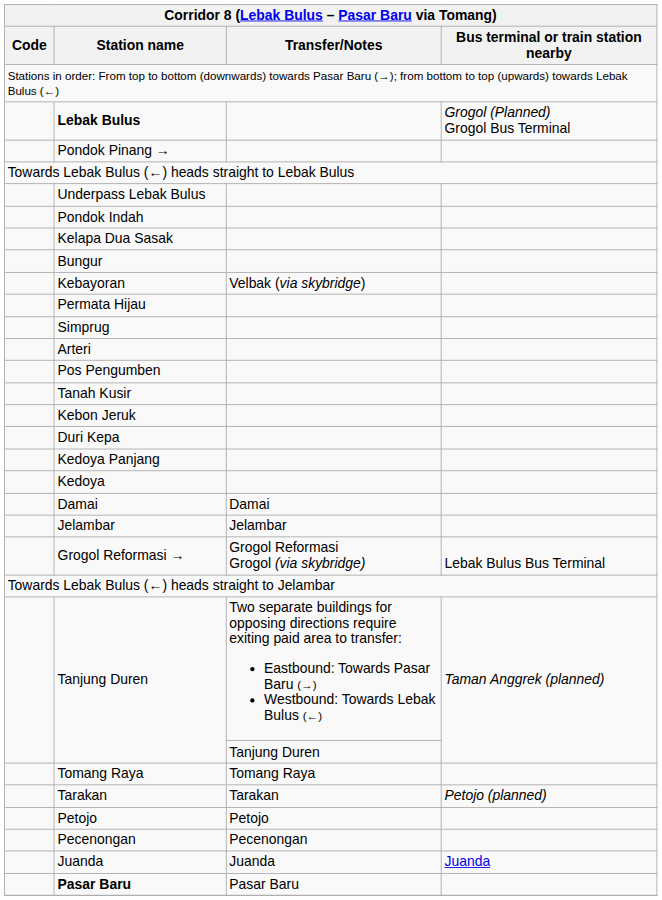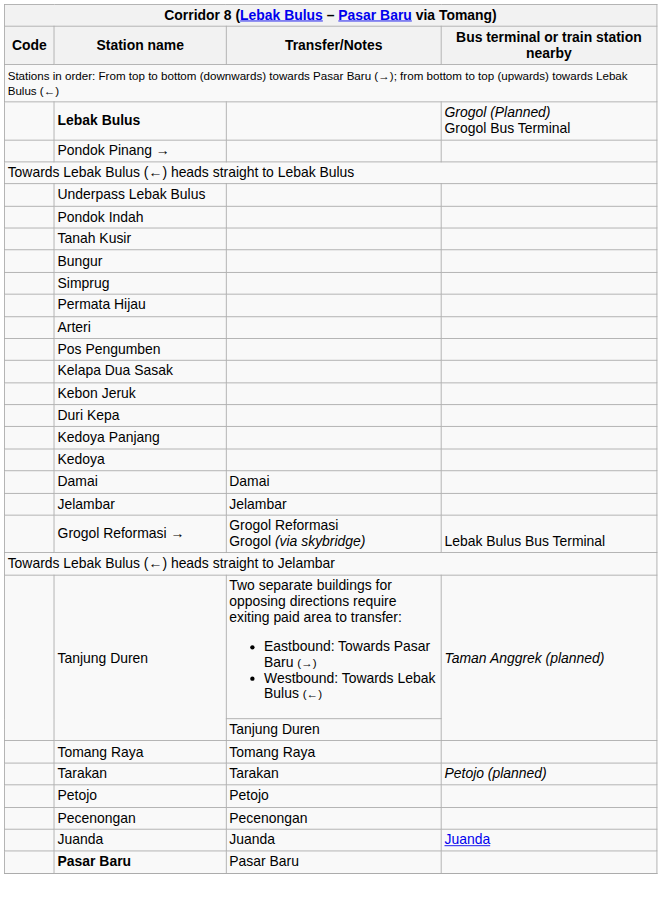rows swapped: (94, 393) <-> (115, 239)
- row: (91, 283)
rows swapped: (83, 327) <-> (102, 305)
